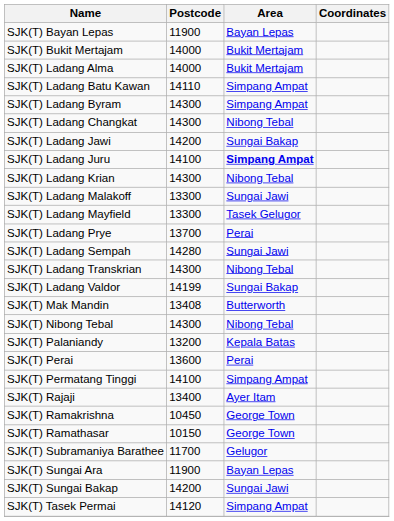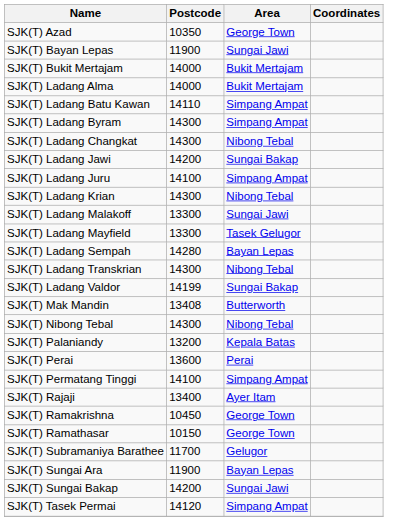+ row: (39, 31)
(260, 31) Bayan Lepas -> (257, 50) Sungai Jawi
(270, 159) bold -> (267, 178) normal
- row: (59, 232)
(257, 251) Sungai Jawi -> (260, 251) Bayan Lepas
